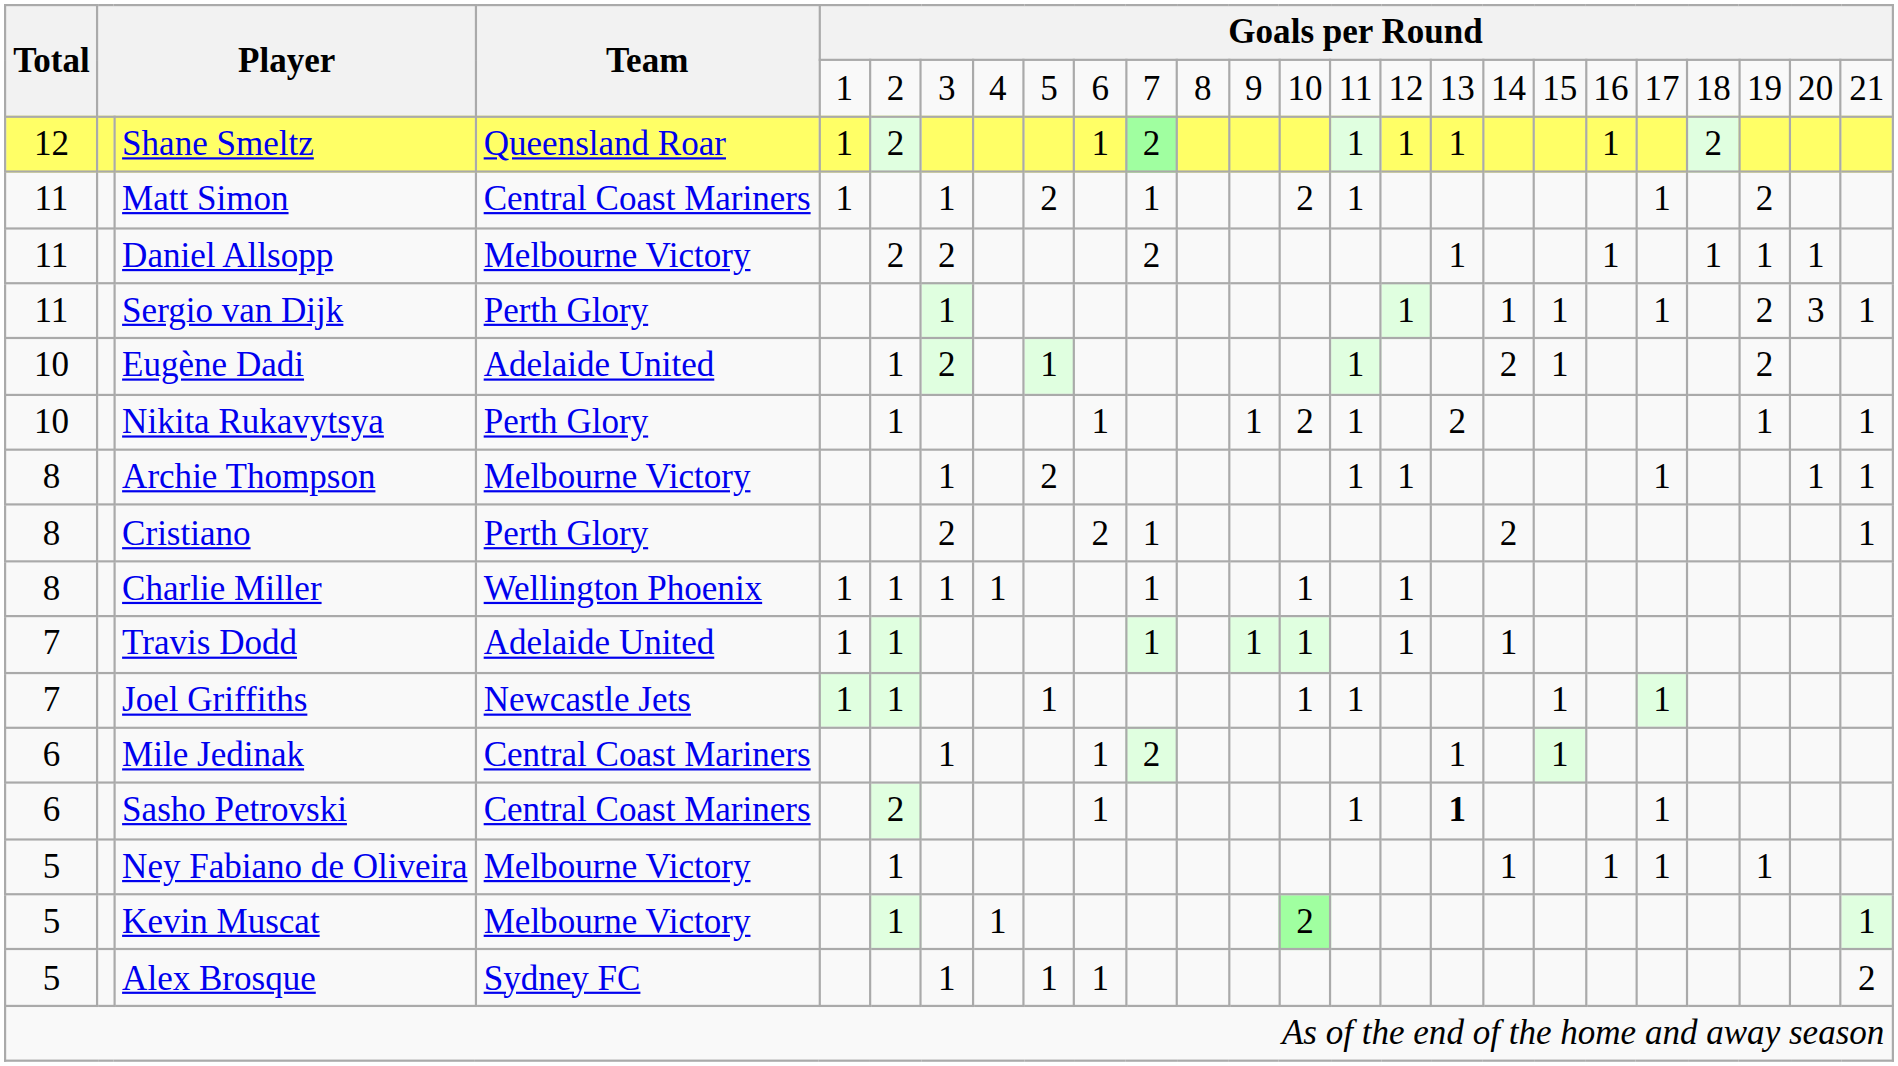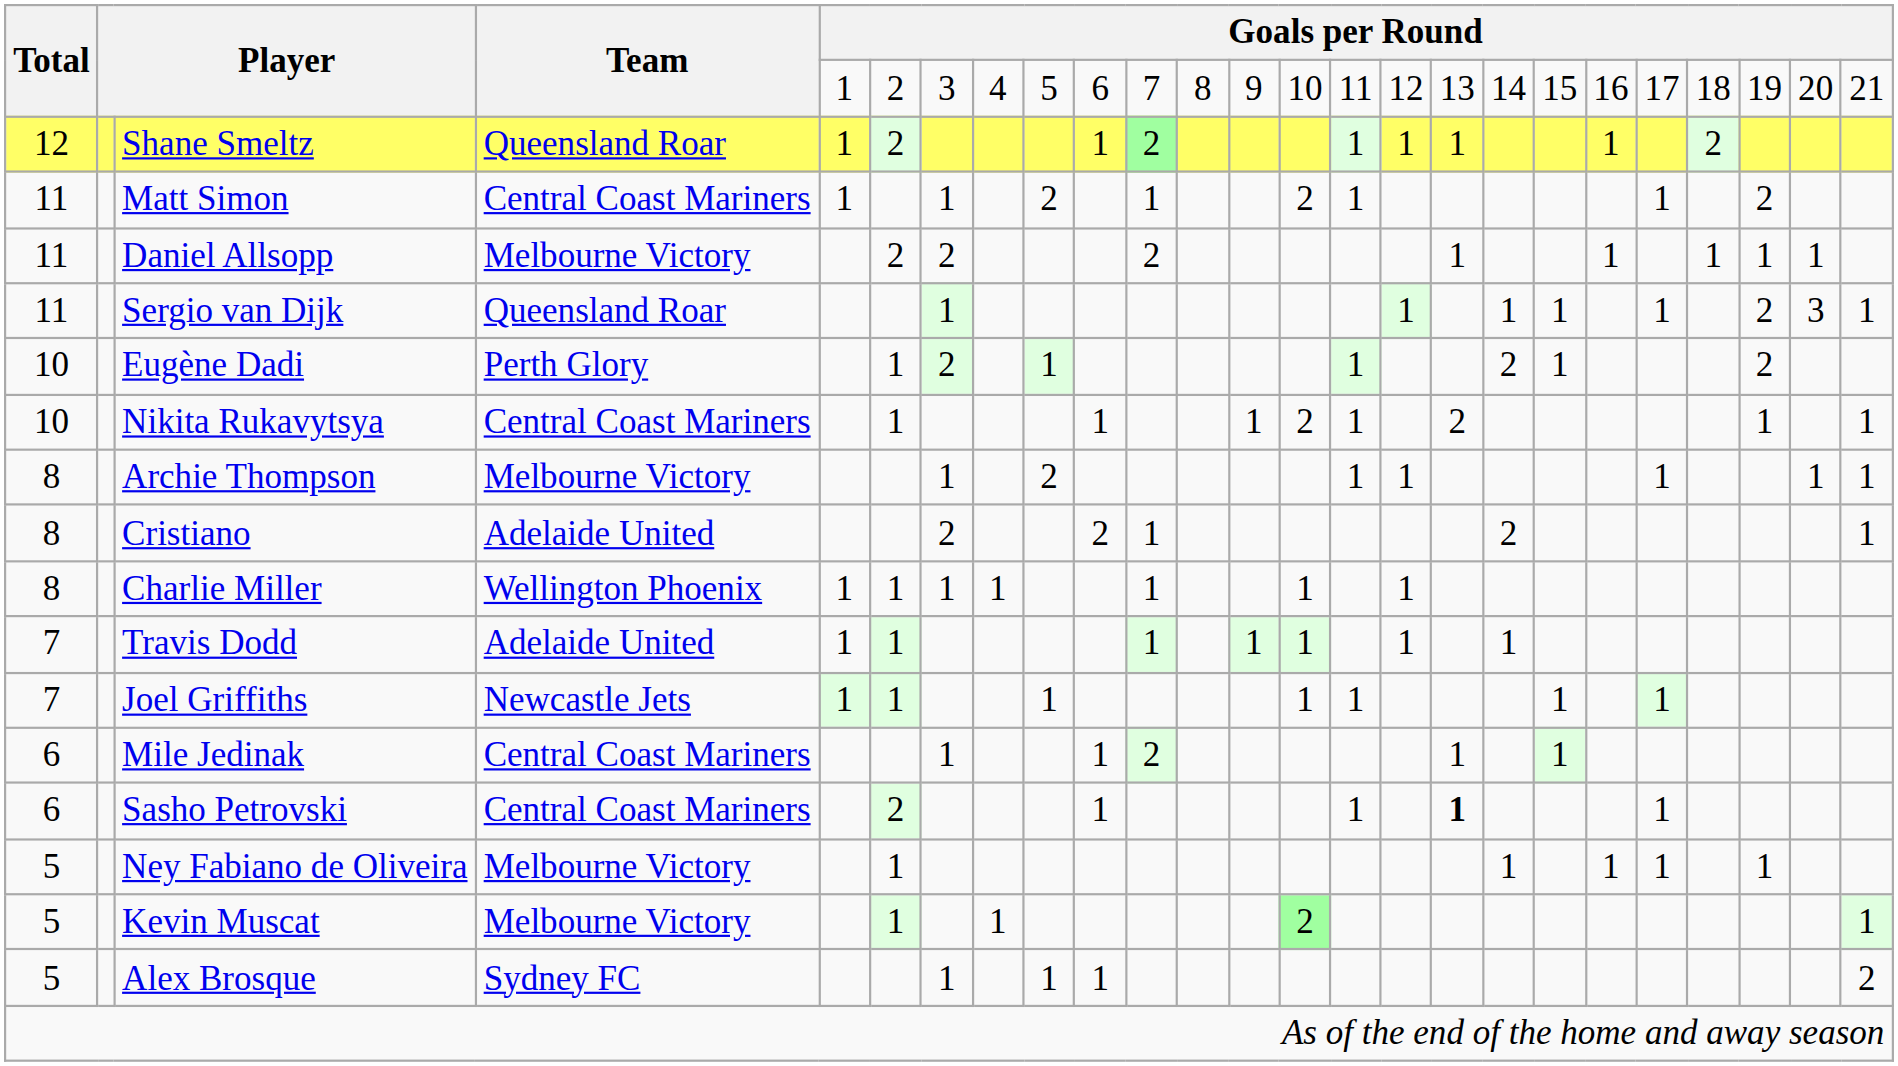(566, 310) Perth Glory -> (605, 310) Queensland Roar
(599, 365) Adelaide United -> (566, 365) Perth Glory
(566, 421) Perth Glory -> (647, 421) Central Coast Mariners
(566, 532) Perth Glory -> (599, 532) Adelaide United
